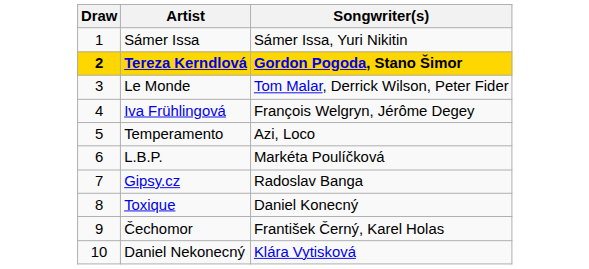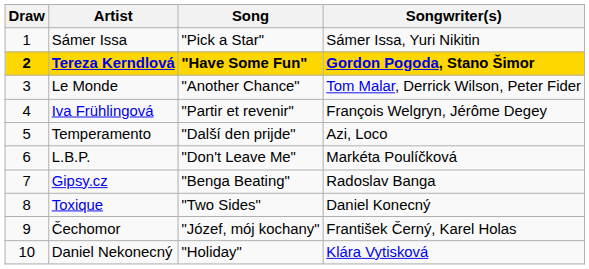+ column: (251, 16)
